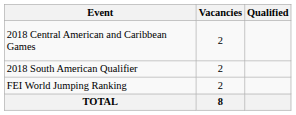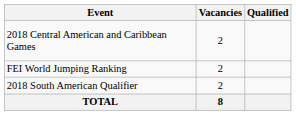rows swapped: (72, 69) <-> (67, 85)
